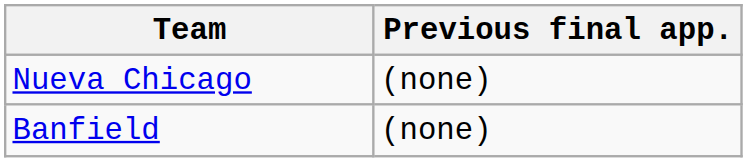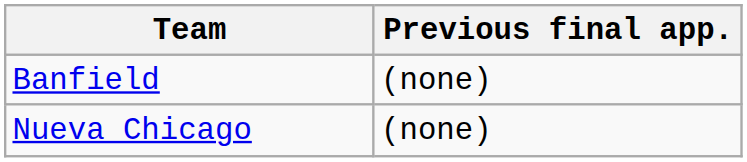rows swapped: (132, 80) <-> (86, 130)
